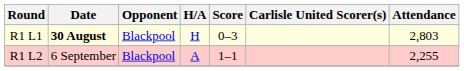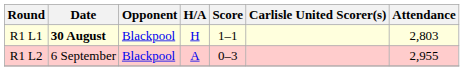(228, 35) 0–3 -> (228, 35) 1–1
(228, 55) 1–1 -> (228, 55) 0–3
(424, 55) 2,255 -> (424, 55) 2,955
